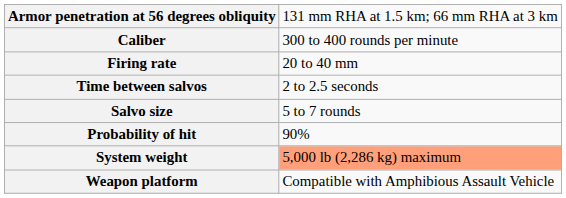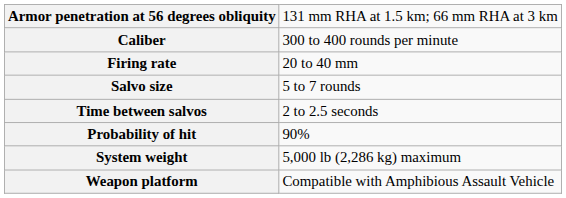rows swapped: (142, 110) <-> (142, 87)
(372, 157) lightsalmon background -> (372, 157) no background
